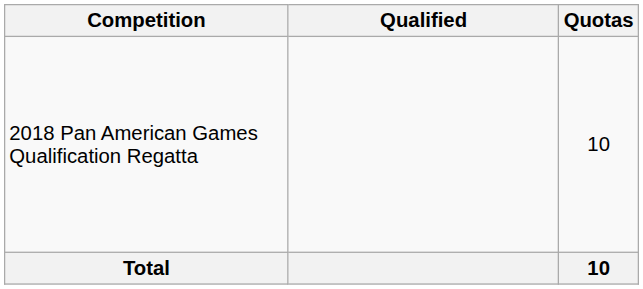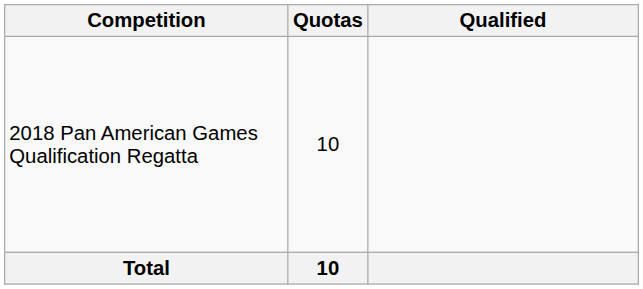columns swapped: (599, 20) <-> (424, 20)
